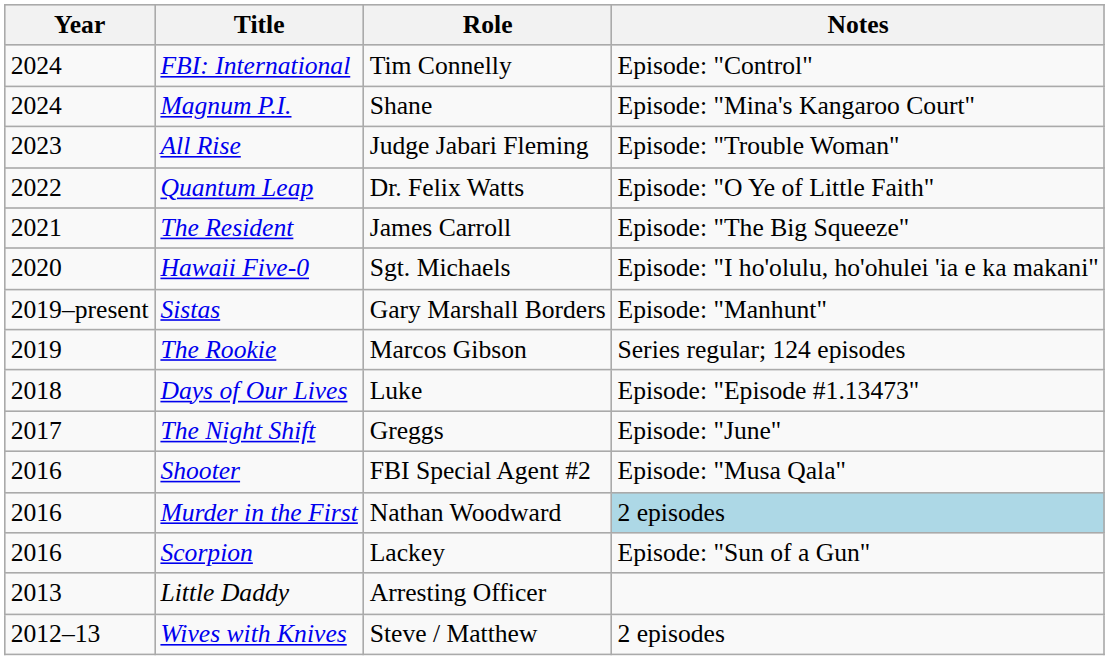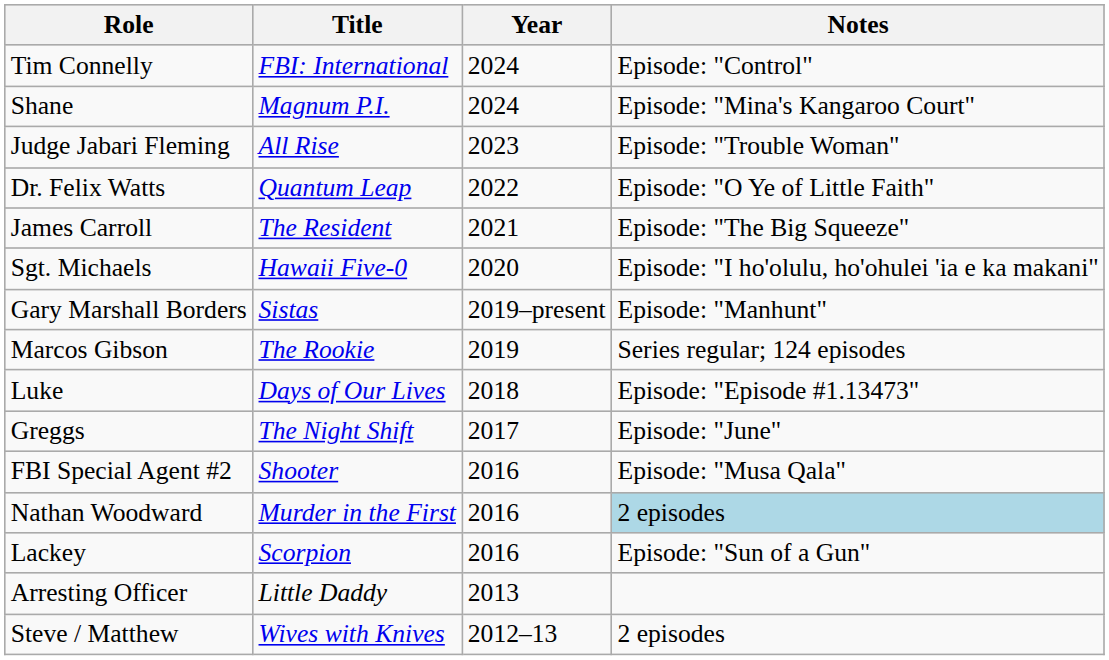columns swapped: (80, 24) <-> (488, 24)
